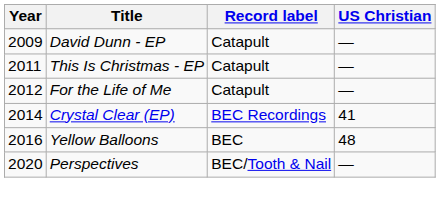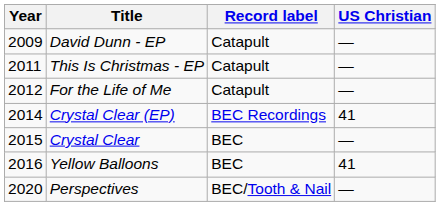+ row: (95, 139)
(347, 139) 48 -> (347, 164) 41
